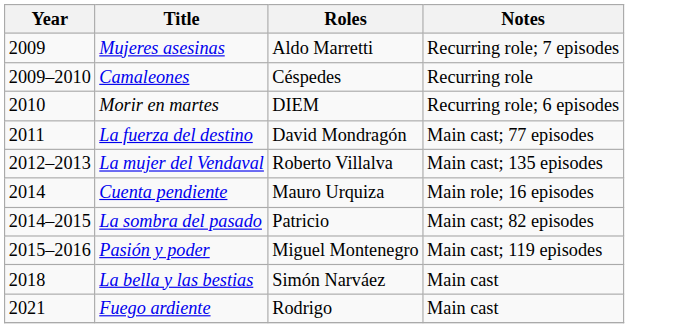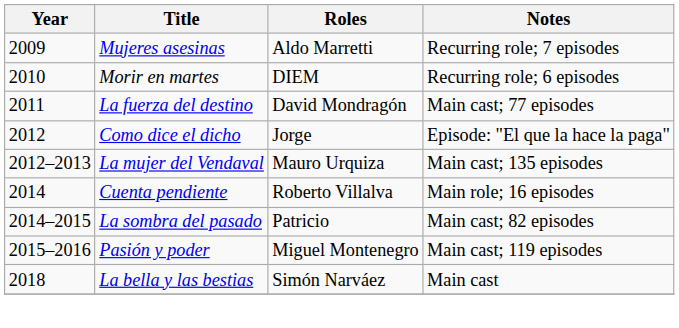- row: (144, 76)
+ row: (170, 134)
(333, 163) Roberto Villalva -> (328, 163) Mauro Urquiza
(328, 192) Mauro Urquiza -> (333, 192) Roberto Villalva
- row: (155, 308)
